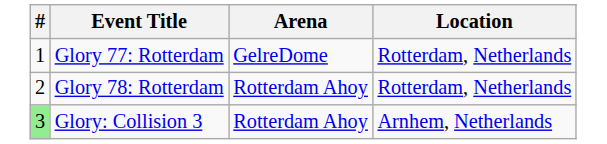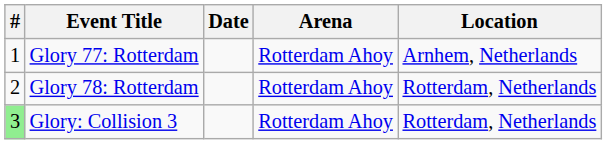+ column: (228, 21)
(281, 55) GelreDome -> (326, 55) Rotterdam Ahoy
(474, 55) Rotterdam, Netherlands -> (490, 55) Arnhem, Netherlands
(465, 122) Arnhem, Netherlands -> (499, 122) Rotterdam, Netherlands
